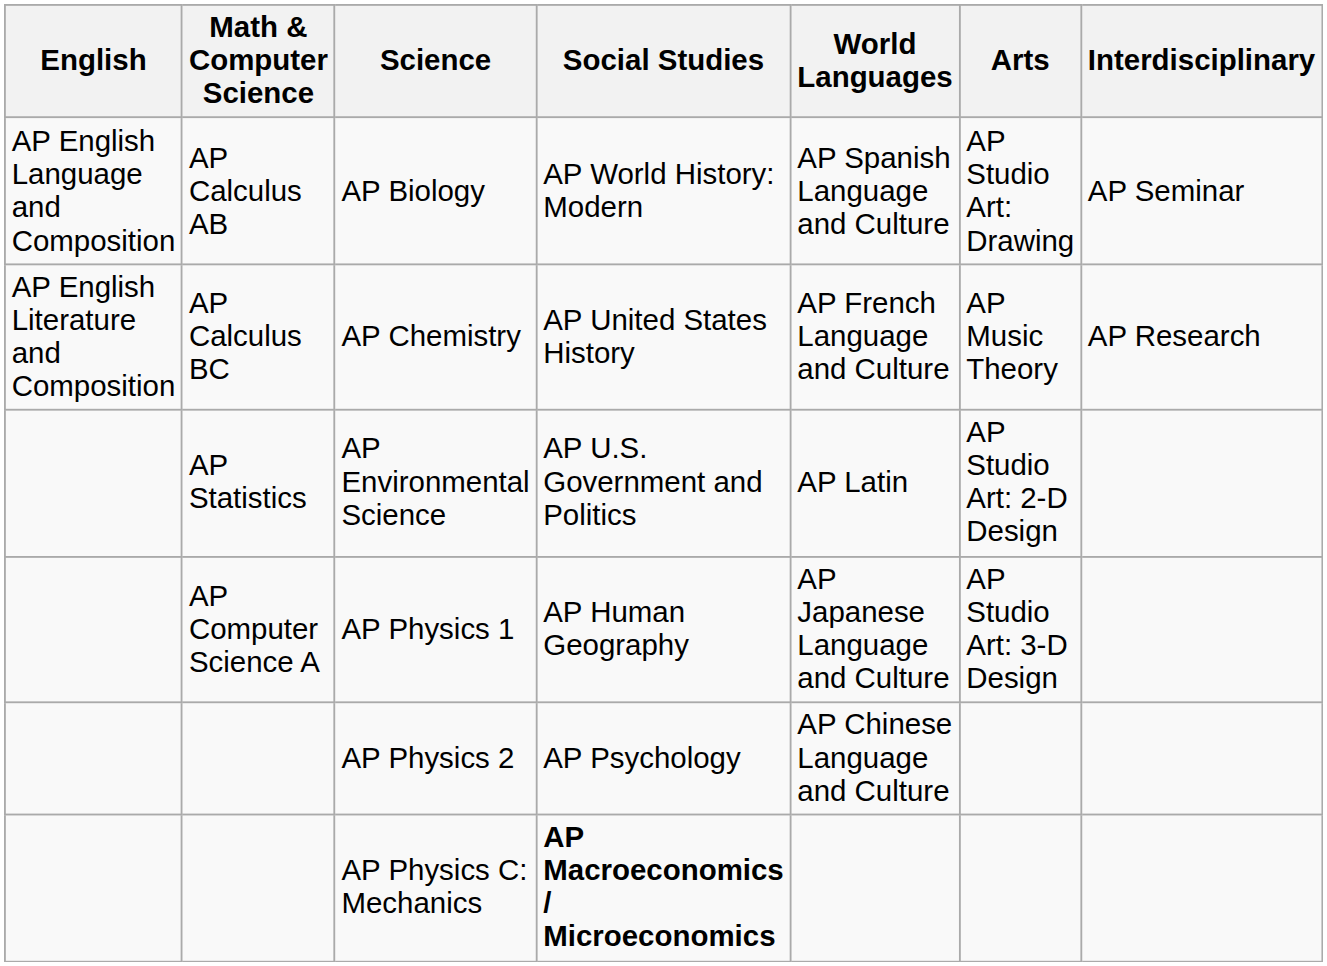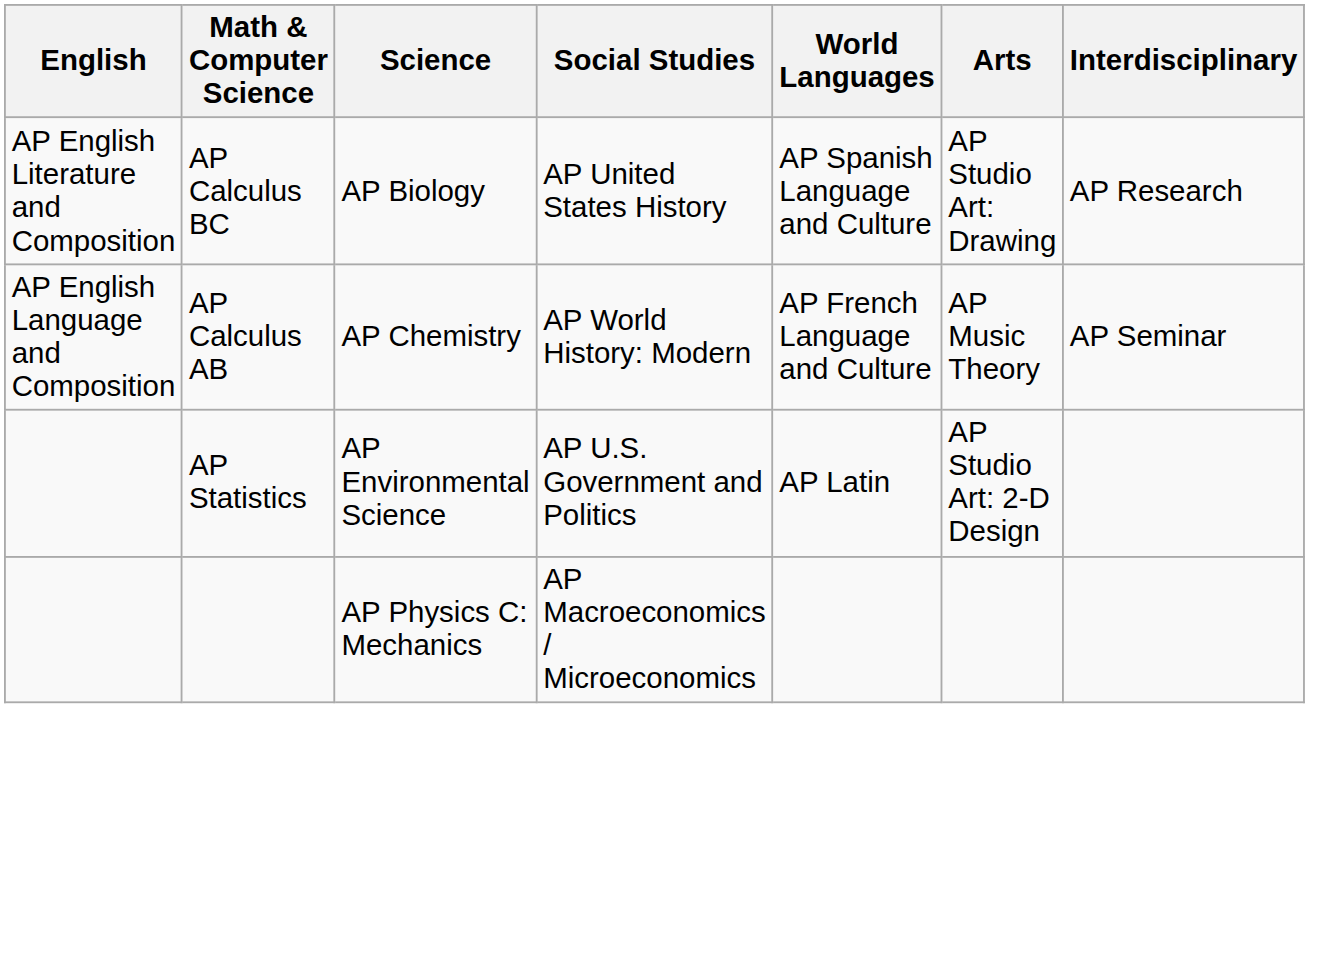(94, 190) AP English Language and Composition -> (94, 190) AP English Literature and Composition
(245, 190) AP Calculus AB -> (245, 190) AP Calculus BC
(659, 190) AP World History: Modern -> (635, 190) AP United States History
(1166, 190) AP Seminar -> (1156, 190) AP Research
(94, 336) AP English Literature and Composition -> (94, 336) AP English Language and Composition
(245, 336) AP Calculus BC -> (245, 336) AP Calculus AB
(655, 336) AP United States History -> (647, 336) AP World History: Modern
(1174, 336) AP Research -> (1148, 336) AP Seminar
- row: (428, 628)
- row: (428, 758)
(663, 887) bold -> (654, 628) normal
